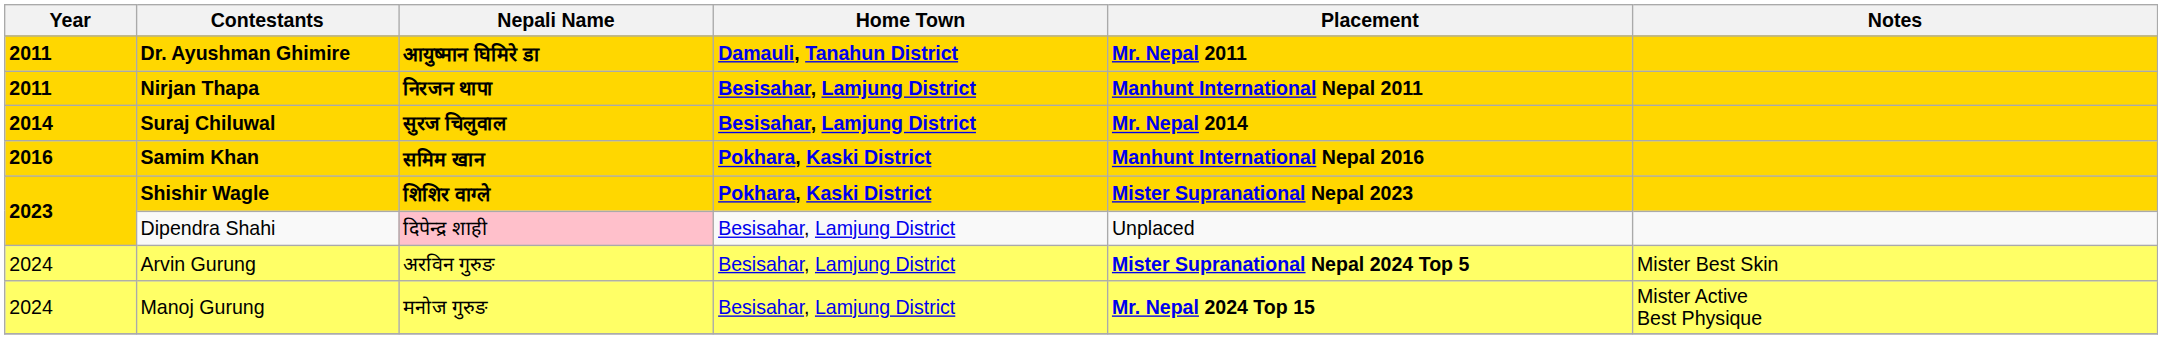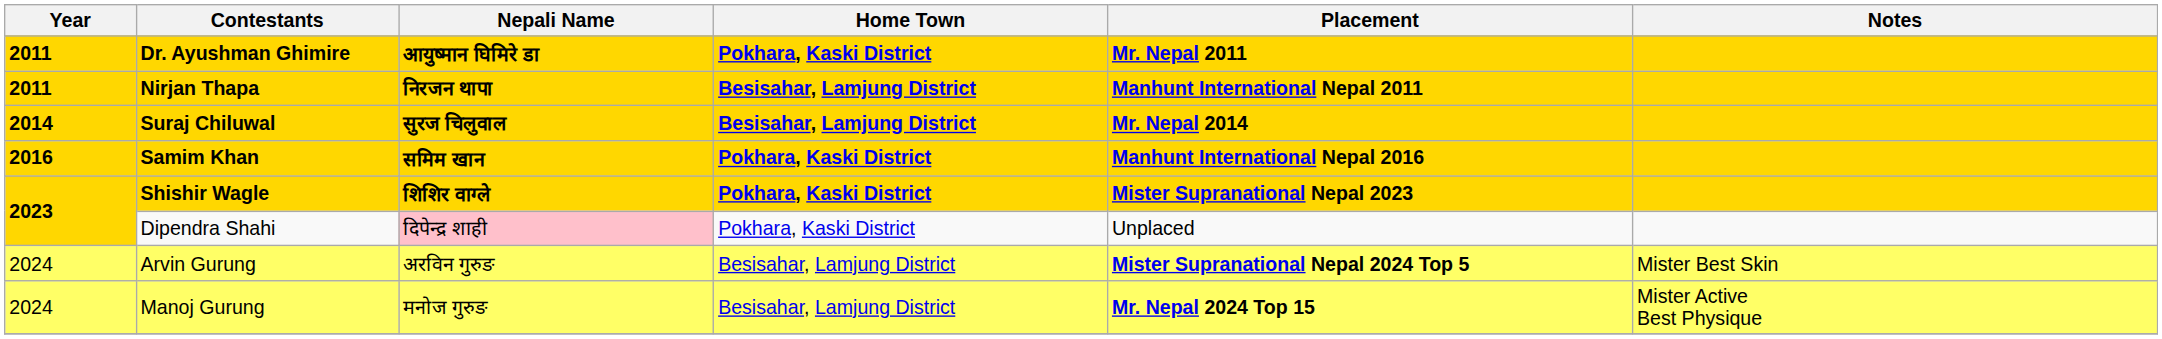(838, 54) Damauli, Tanahun District -> (825, 54) Pokhara, Kaski District
(837, 229) Besisahar, Lamjung District -> (817, 229) Pokhara, Kaski District
